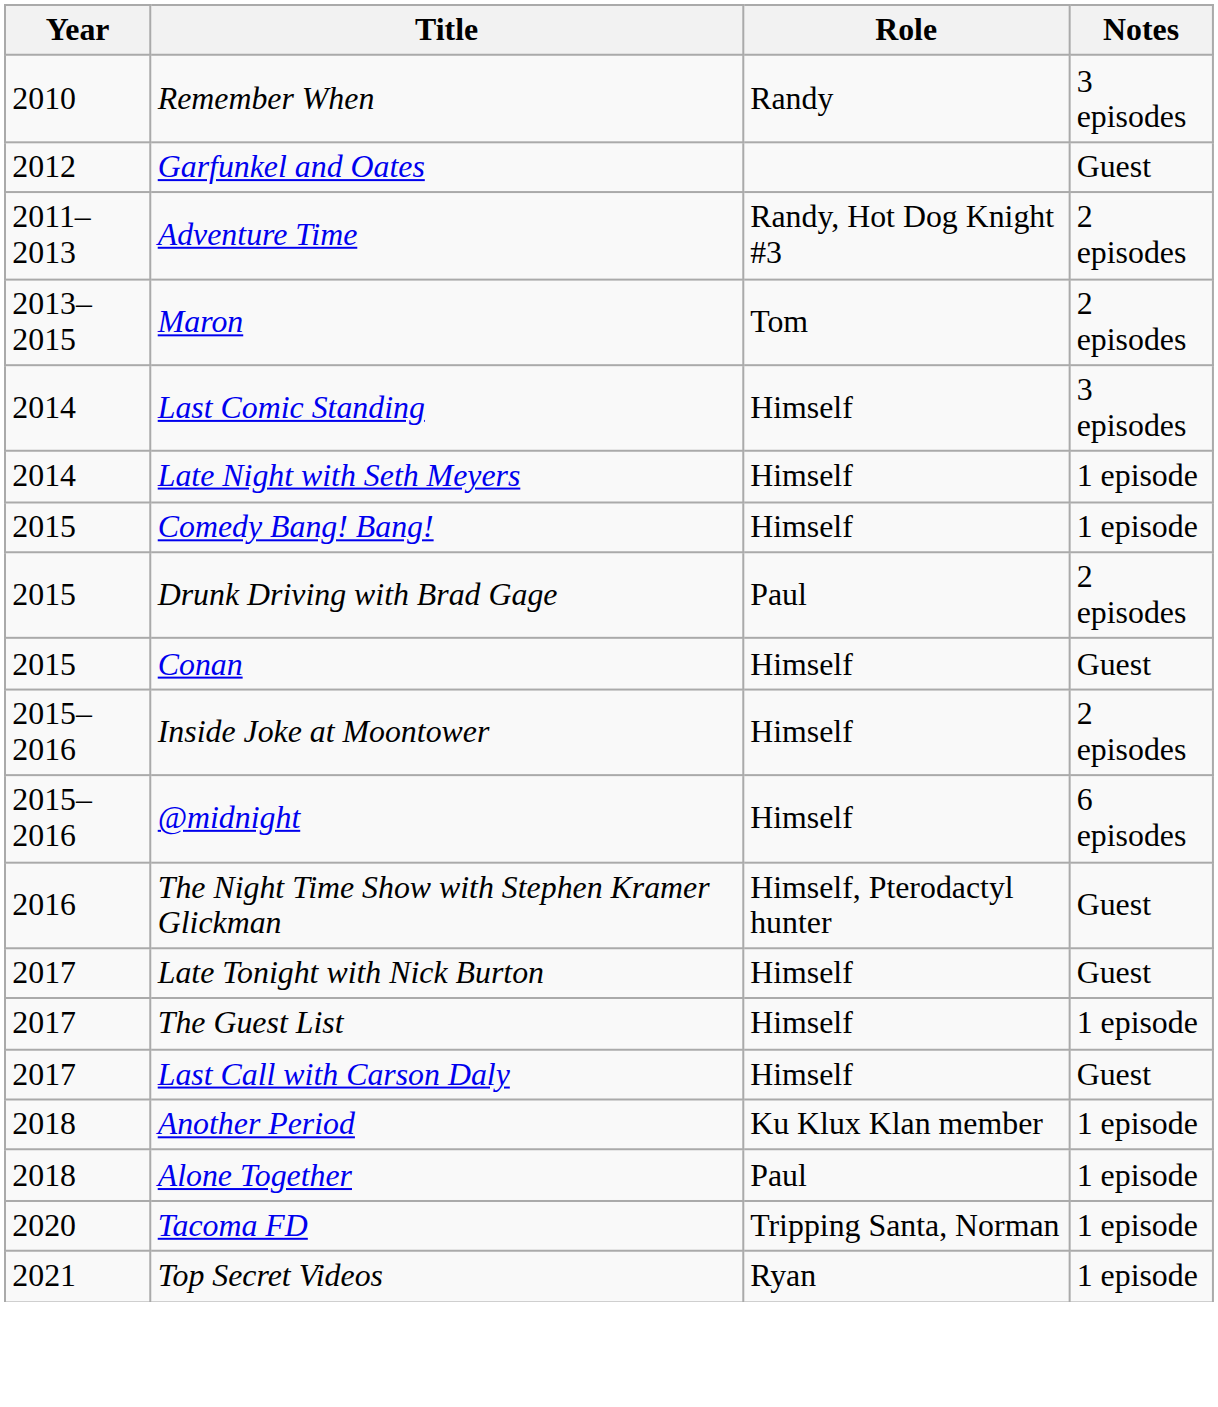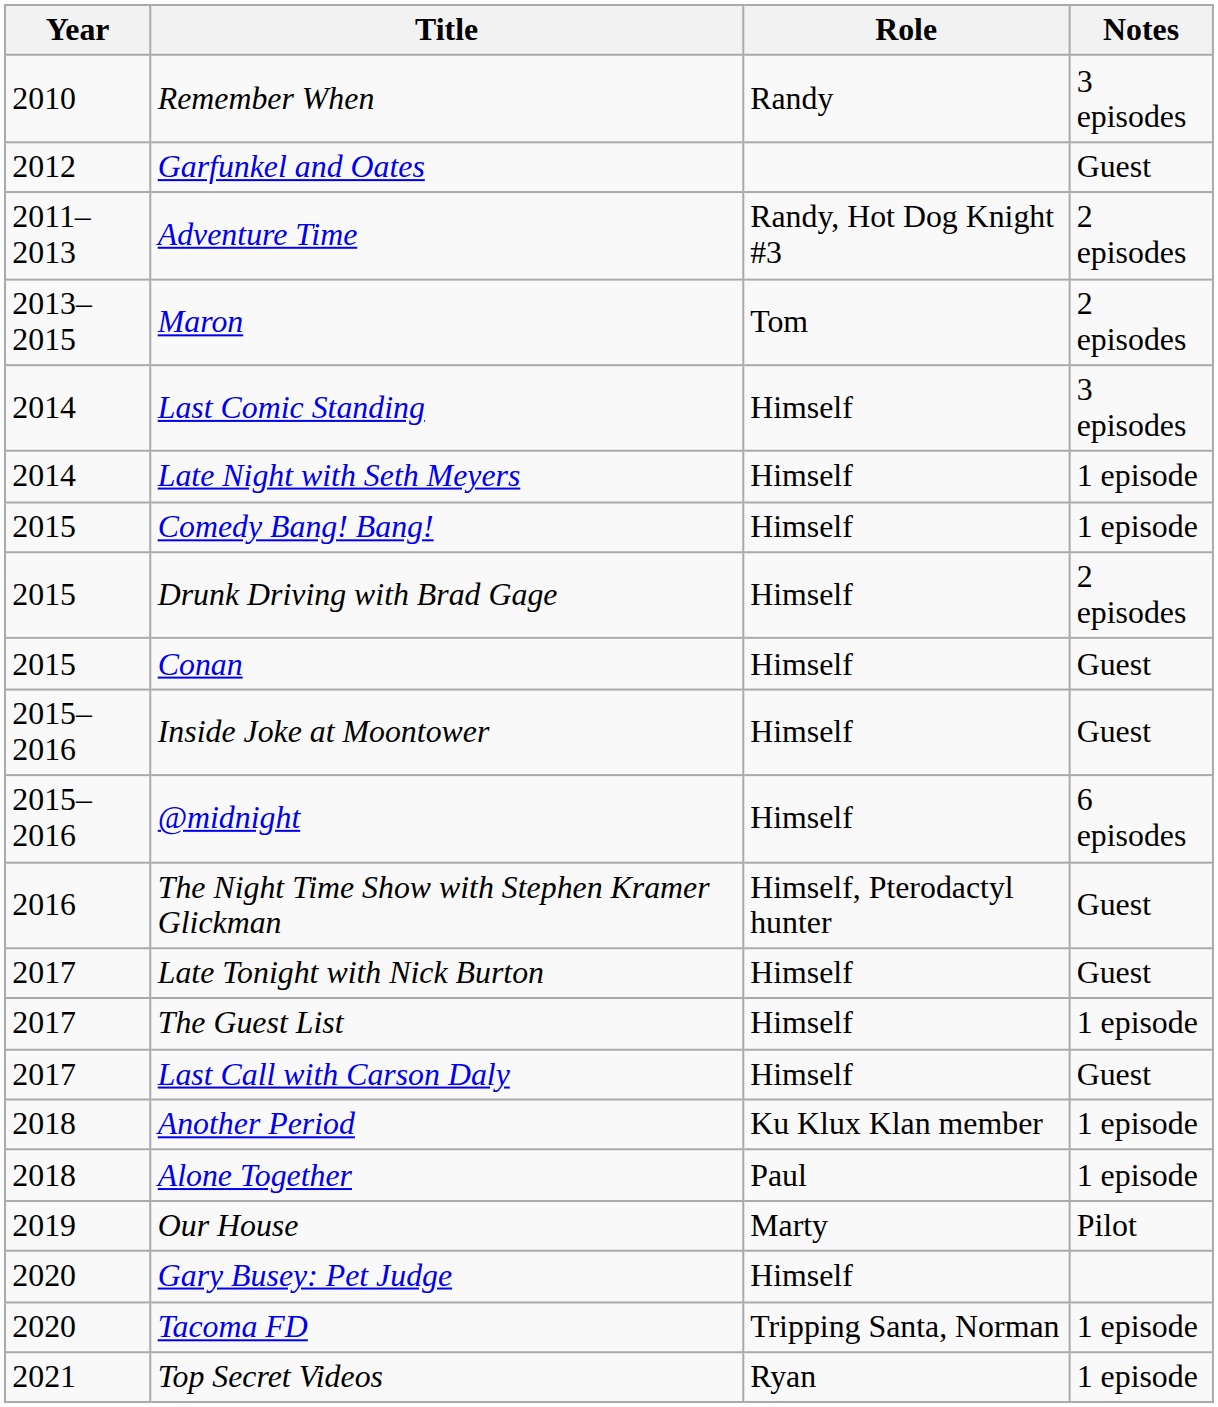(778, 594) Paul -> (801, 594) Himself
(1132, 731) 2 episodes -> (1114, 731) Guest
+ row: (228, 1225)
+ row: (305, 1275)
